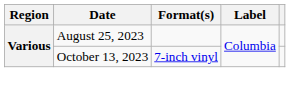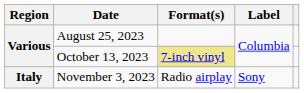(186, 56) no background -> (193, 56) khaki background
+ row: (106, 77)
